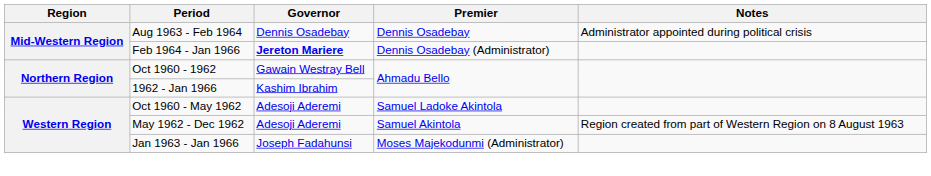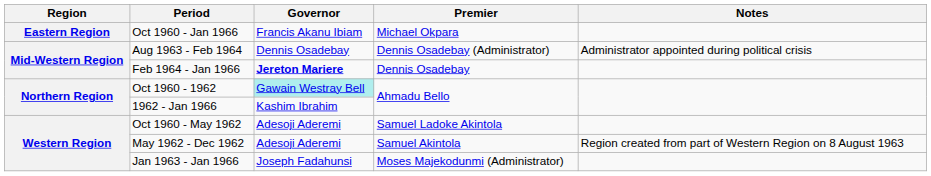+ row: (185, 32)
(423, 32) Dennis Osadebay -> (463, 50) Dennis Osadebay (Administrator)
(463, 50) Dennis Osadebay (Administrator) -> (423, 69) Dennis Osadebay
(310, 69) no background -> (310, 87) paleturquoise background
